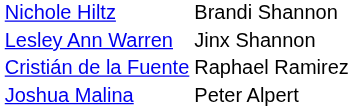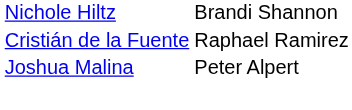- row: (89, 40)
